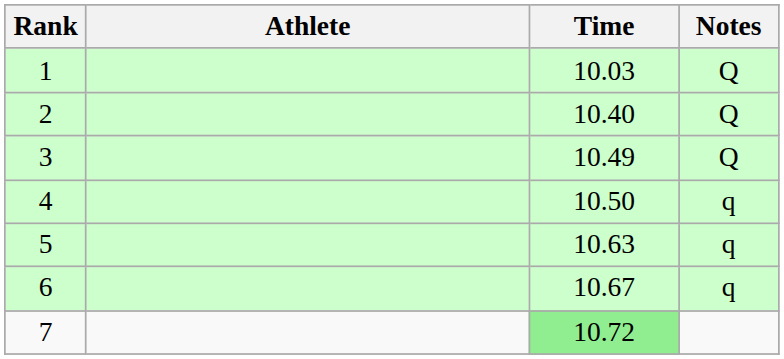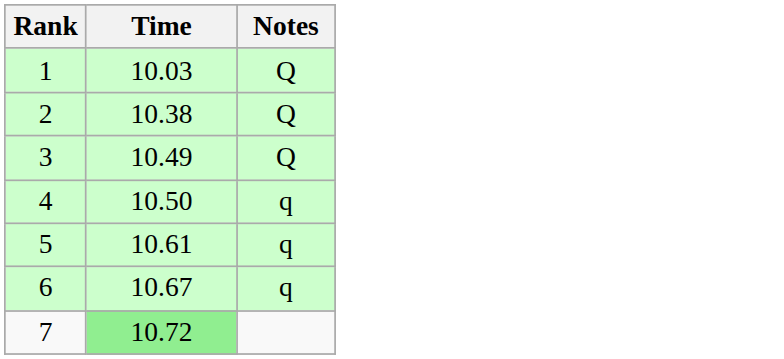- column: (308, 26)
(604, 113) 10.40 -> (161, 113) 10.38
(604, 244) 10.63 -> (161, 244) 10.61
